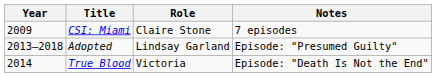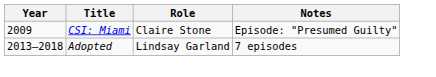(266, 30) 7 episodes -> (316, 30) Episode: "Presumed Guilty"
(316, 47) Episode: "Presumed Guilty" -> (266, 47) 7 episodes
- row: (100, 64)
